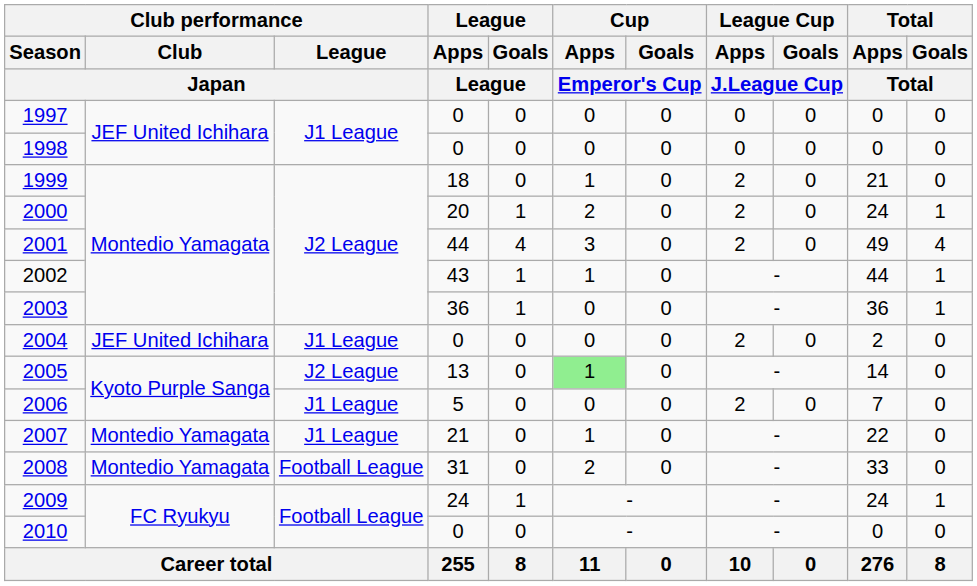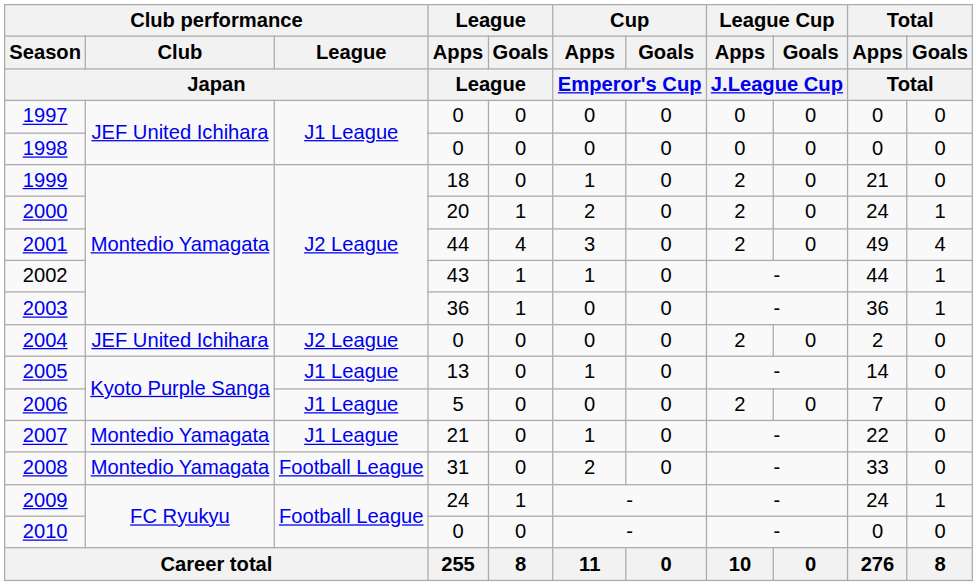(351, 340) J1 League -> (351, 340) J2 League
(351, 372) J2 League -> (351, 372) J1 League
(590, 372) lightgreen background -> (590, 372) no background
